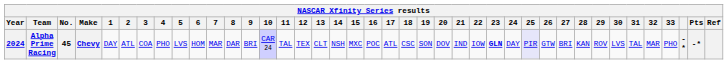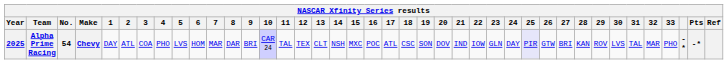(15, 44) 2024 -> (15, 44) 2025
(66, 44) 45 -> (66, 44) 54
(496, 44) bold -> (496, 44) normal
